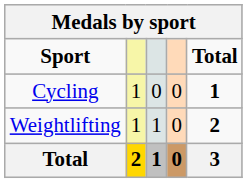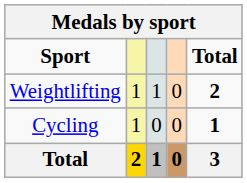rows swapped: (65, 125) <-> (65, 90)
